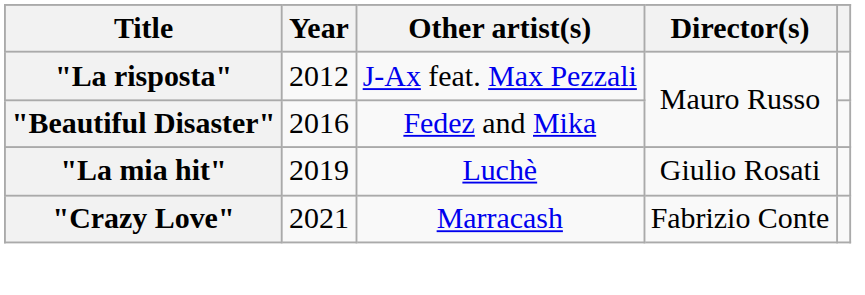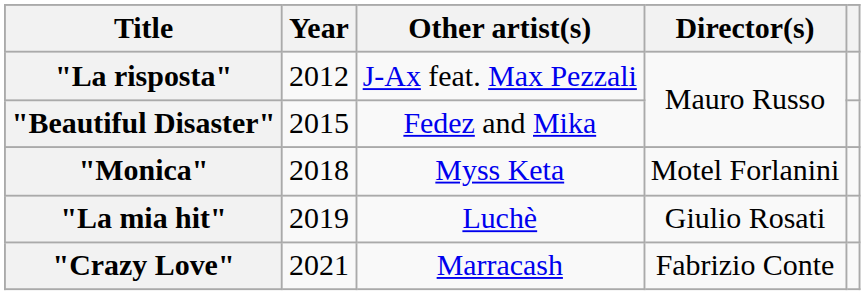(319, 123) 2016 -> (319, 123) 2015
+ row: (144, 170)
